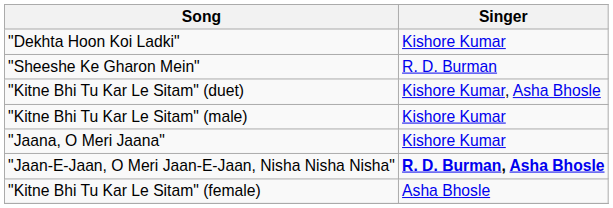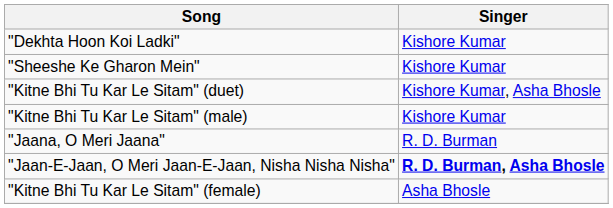(450, 66) R. D. Burman -> (454, 66) Kishore Kumar
(454, 141) Kishore Kumar -> (450, 141) R. D. Burman
